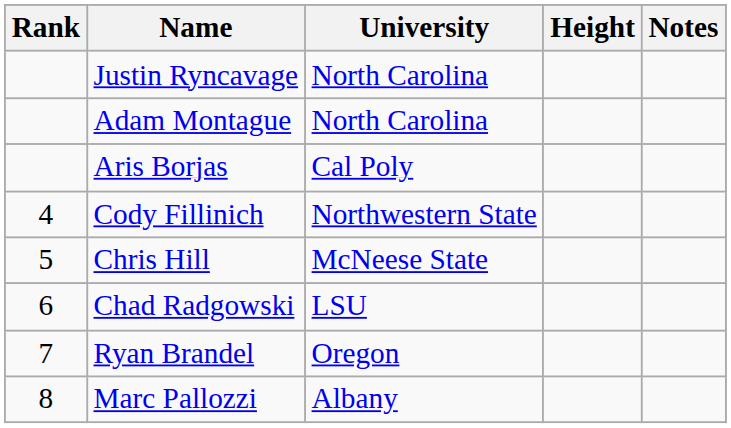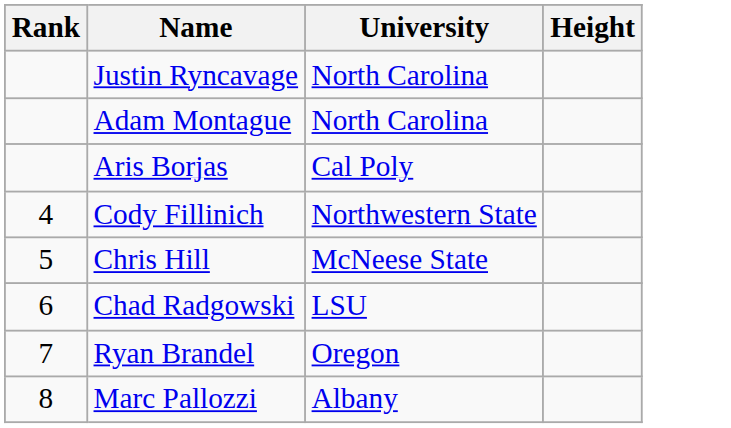- column: (683, 27)
